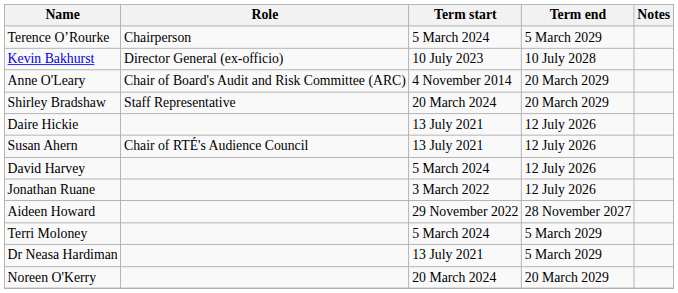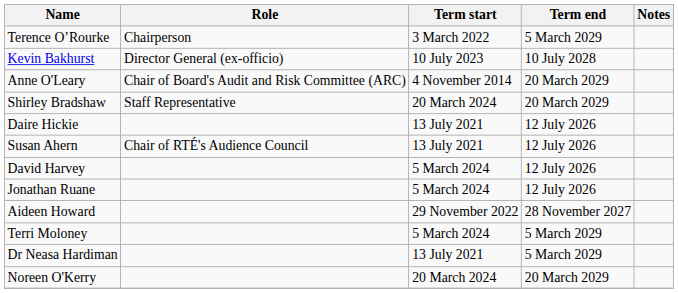(451, 37) 5 March 2024 -> (451, 37) 3 March 2022
(451, 189) 3 March 2022 -> (451, 189) 5 March 2024
